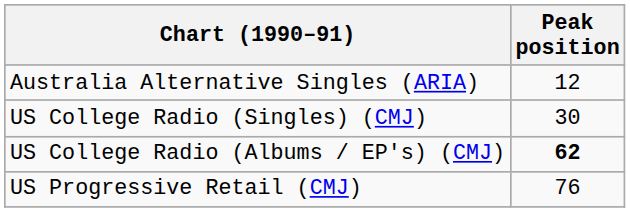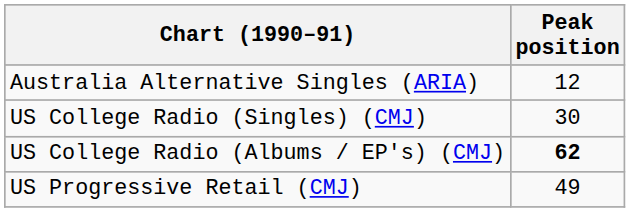(568, 189) 76 -> (568, 189) 49
